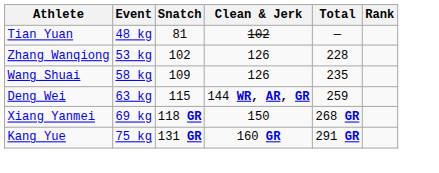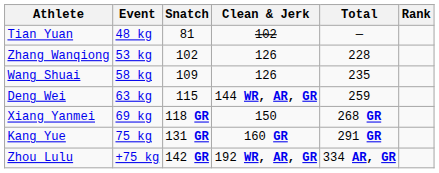+ row: (40, 158)
